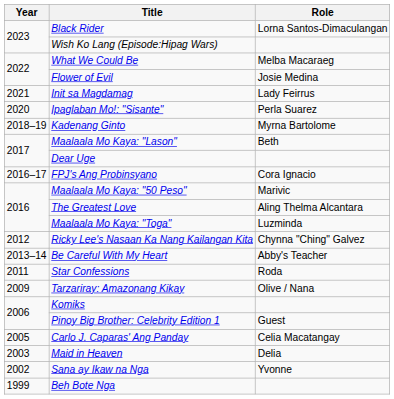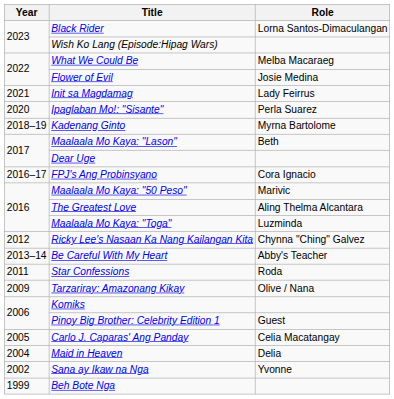(18, 353) 2003 -> (18, 353) 2004
